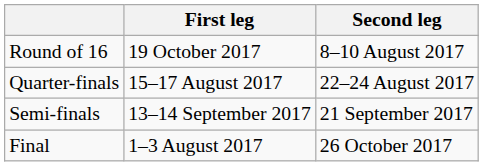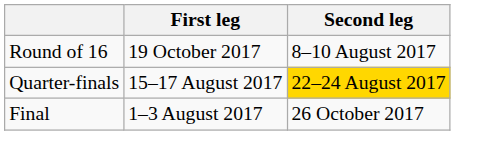(397, 82) no background -> (369, 82) gold background
- row: (55, 113)
